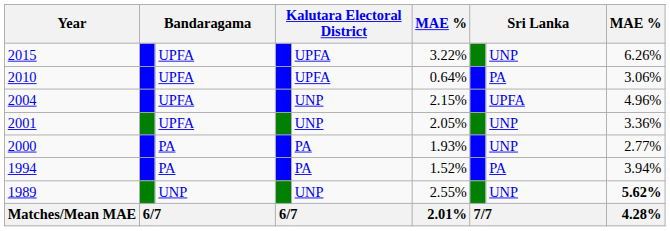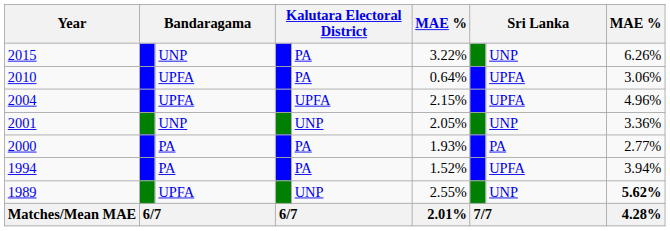(176, 54) UPFA -> (173, 54) UNP
(313, 54) UPFA -> (303, 54) PA
(313, 77) UPFA -> (303, 77) PA
(498, 77) PA -> (507, 77) UPFA
(309, 100) UNP -> (313, 100) UPFA
(176, 123) UPFA -> (173, 123) UNP
(504, 146) UNP -> (498, 146) PA
(498, 169) PA -> (507, 169) UPFA
(173, 191) UNP -> (176, 191) UPFA
